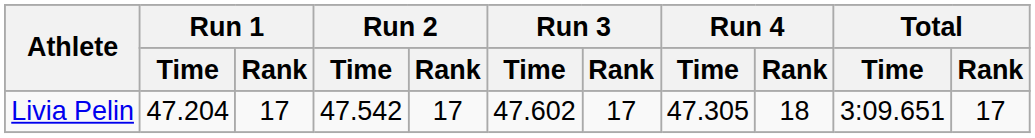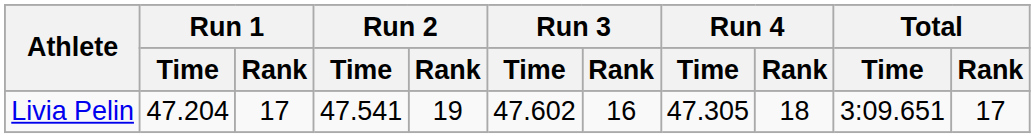(361, 112) 47.542 -> (361, 112) 47.541
(448, 112) 17 -> (448, 112) 19
(621, 112) 17 -> (621, 112) 16
